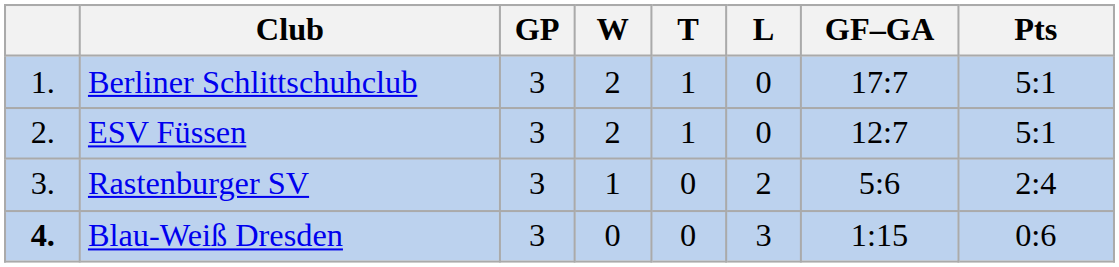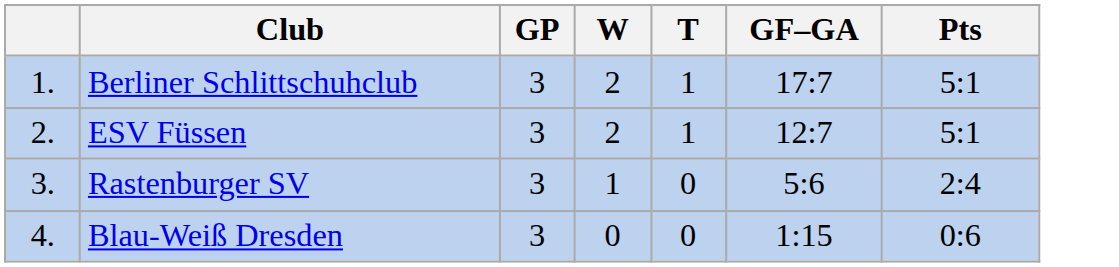- column: (764, 30)
(43, 235) bold -> (43, 235) normal
